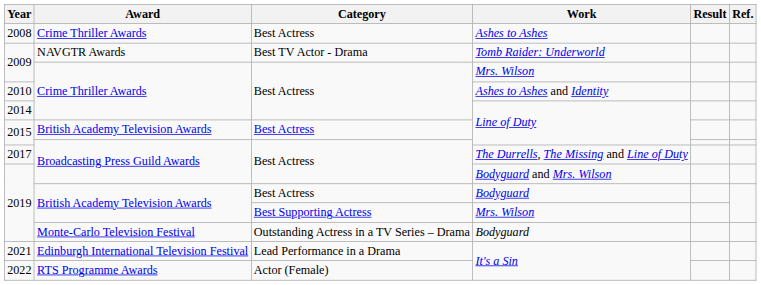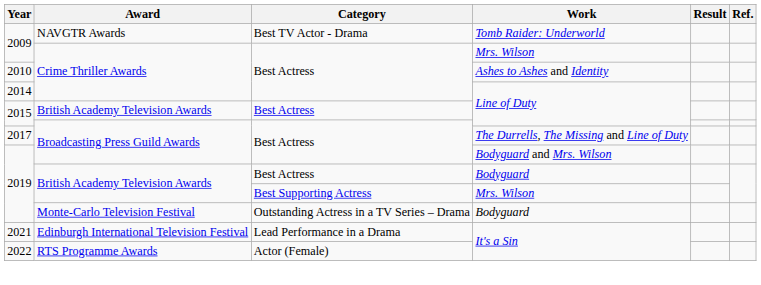- row: (19, 33)
